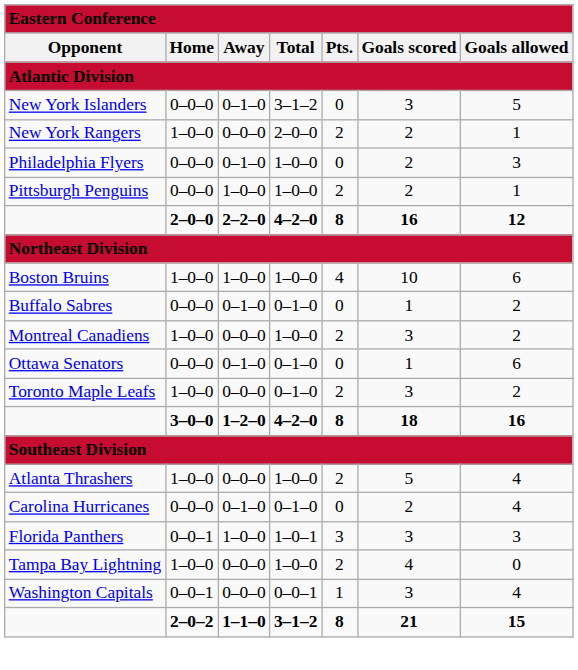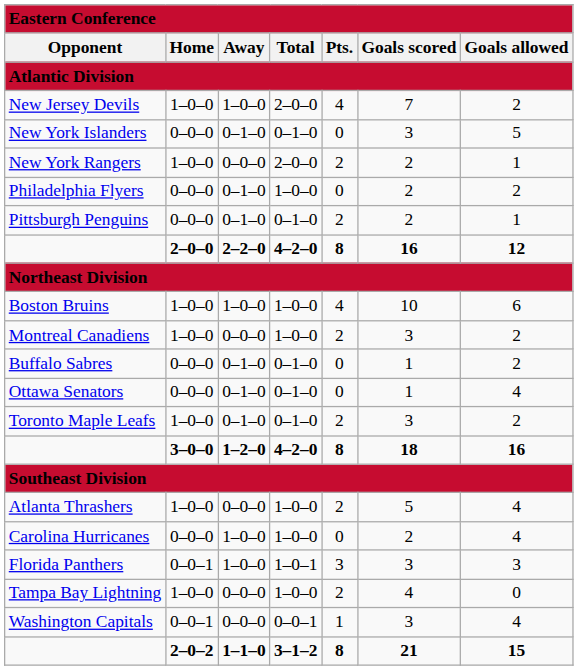+ row: (74, 104)
(296, 104) 3–1–2 -> (296, 133) 0–1–0
(517, 162) 3 -> (517, 190) 2
(244, 190) 1–0–0 -> (244, 219) 0–1–0
(296, 190) 1–0–0 -> (296, 219) 0–1–0
rows swapped: (61, 305) <-> (79, 334)
(517, 363) 6 -> (517, 391) 4
(244, 391) 0–0–0 -> (244, 420) 0–1–0
(244, 506) 0–1–0 -> (244, 535) 1–0–0
(296, 506) 0–1–0 -> (296, 535) 1–0–0
